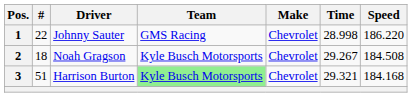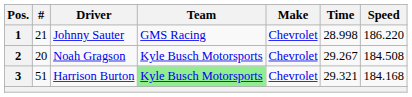(41, 35) 22 -> (41, 35) 21
(41, 56) 18 -> (41, 56) 20
